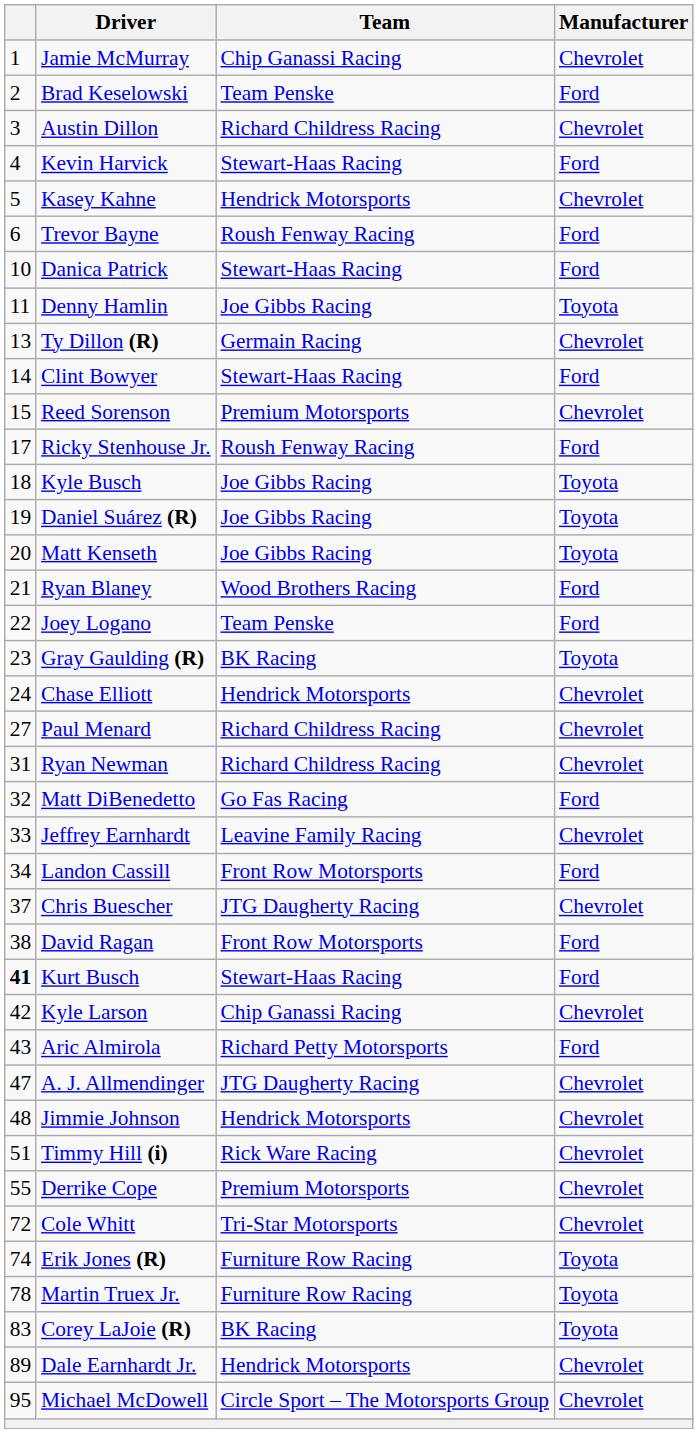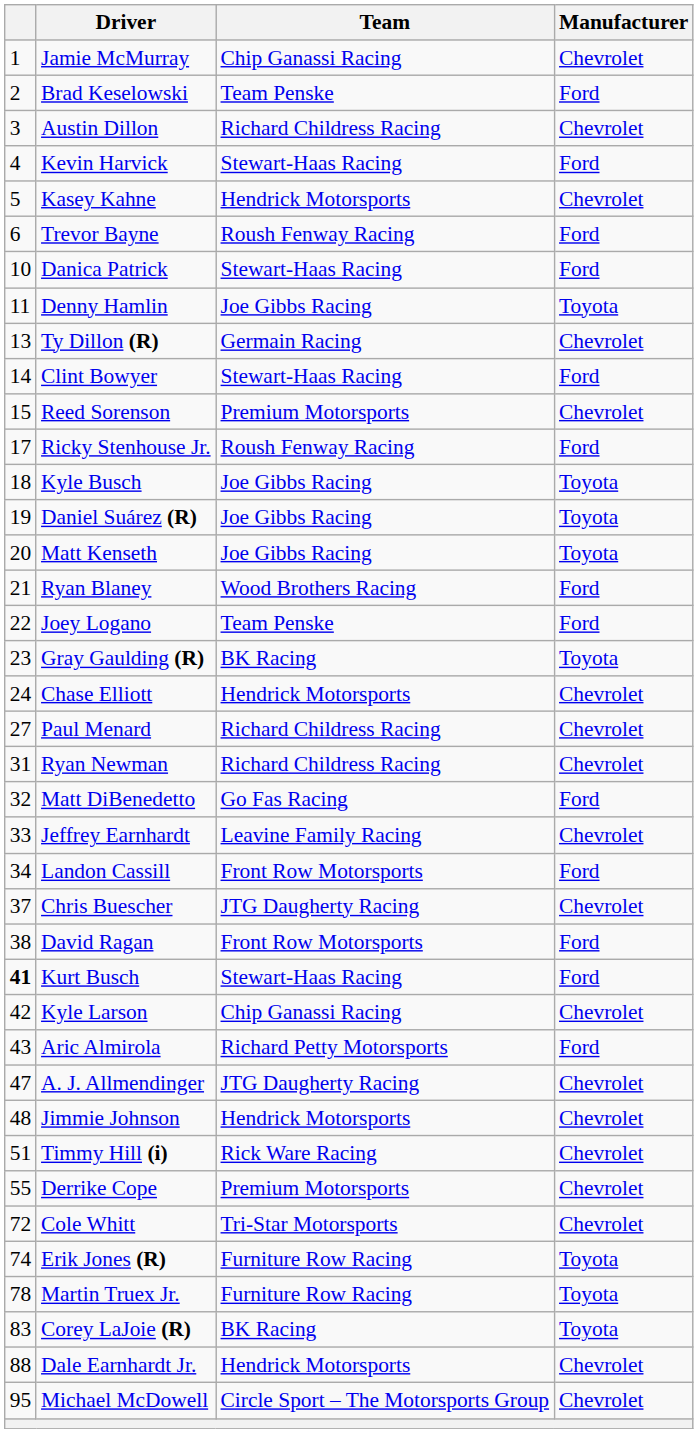(20, 1365) 89 -> (20, 1365) 88
